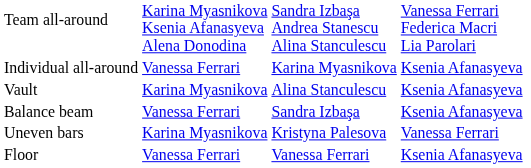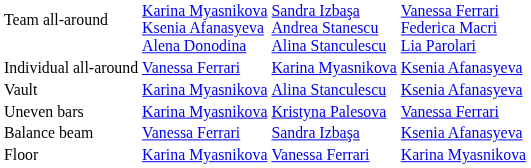rows swapped: (44, 133) <-> (49, 111)
(191, 155) Vanessa Ferrari -> (205, 155) Karina Myasnikova
(462, 155) Ksenia Afanasyeva -> (463, 155) Karina Myasnikova
